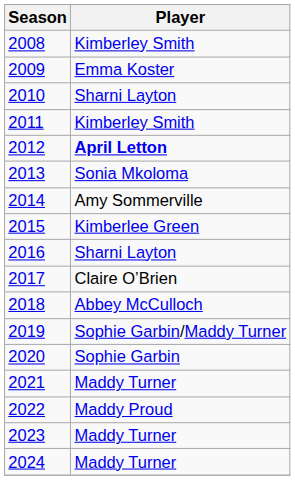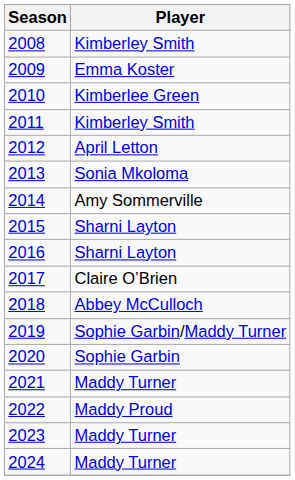(125, 95) Sharni Layton -> (137, 95) Kimberlee Green
(121, 148) bold -> (116, 148) normal
(137, 226) Kimberlee Green -> (125, 226) Sharni Layton
